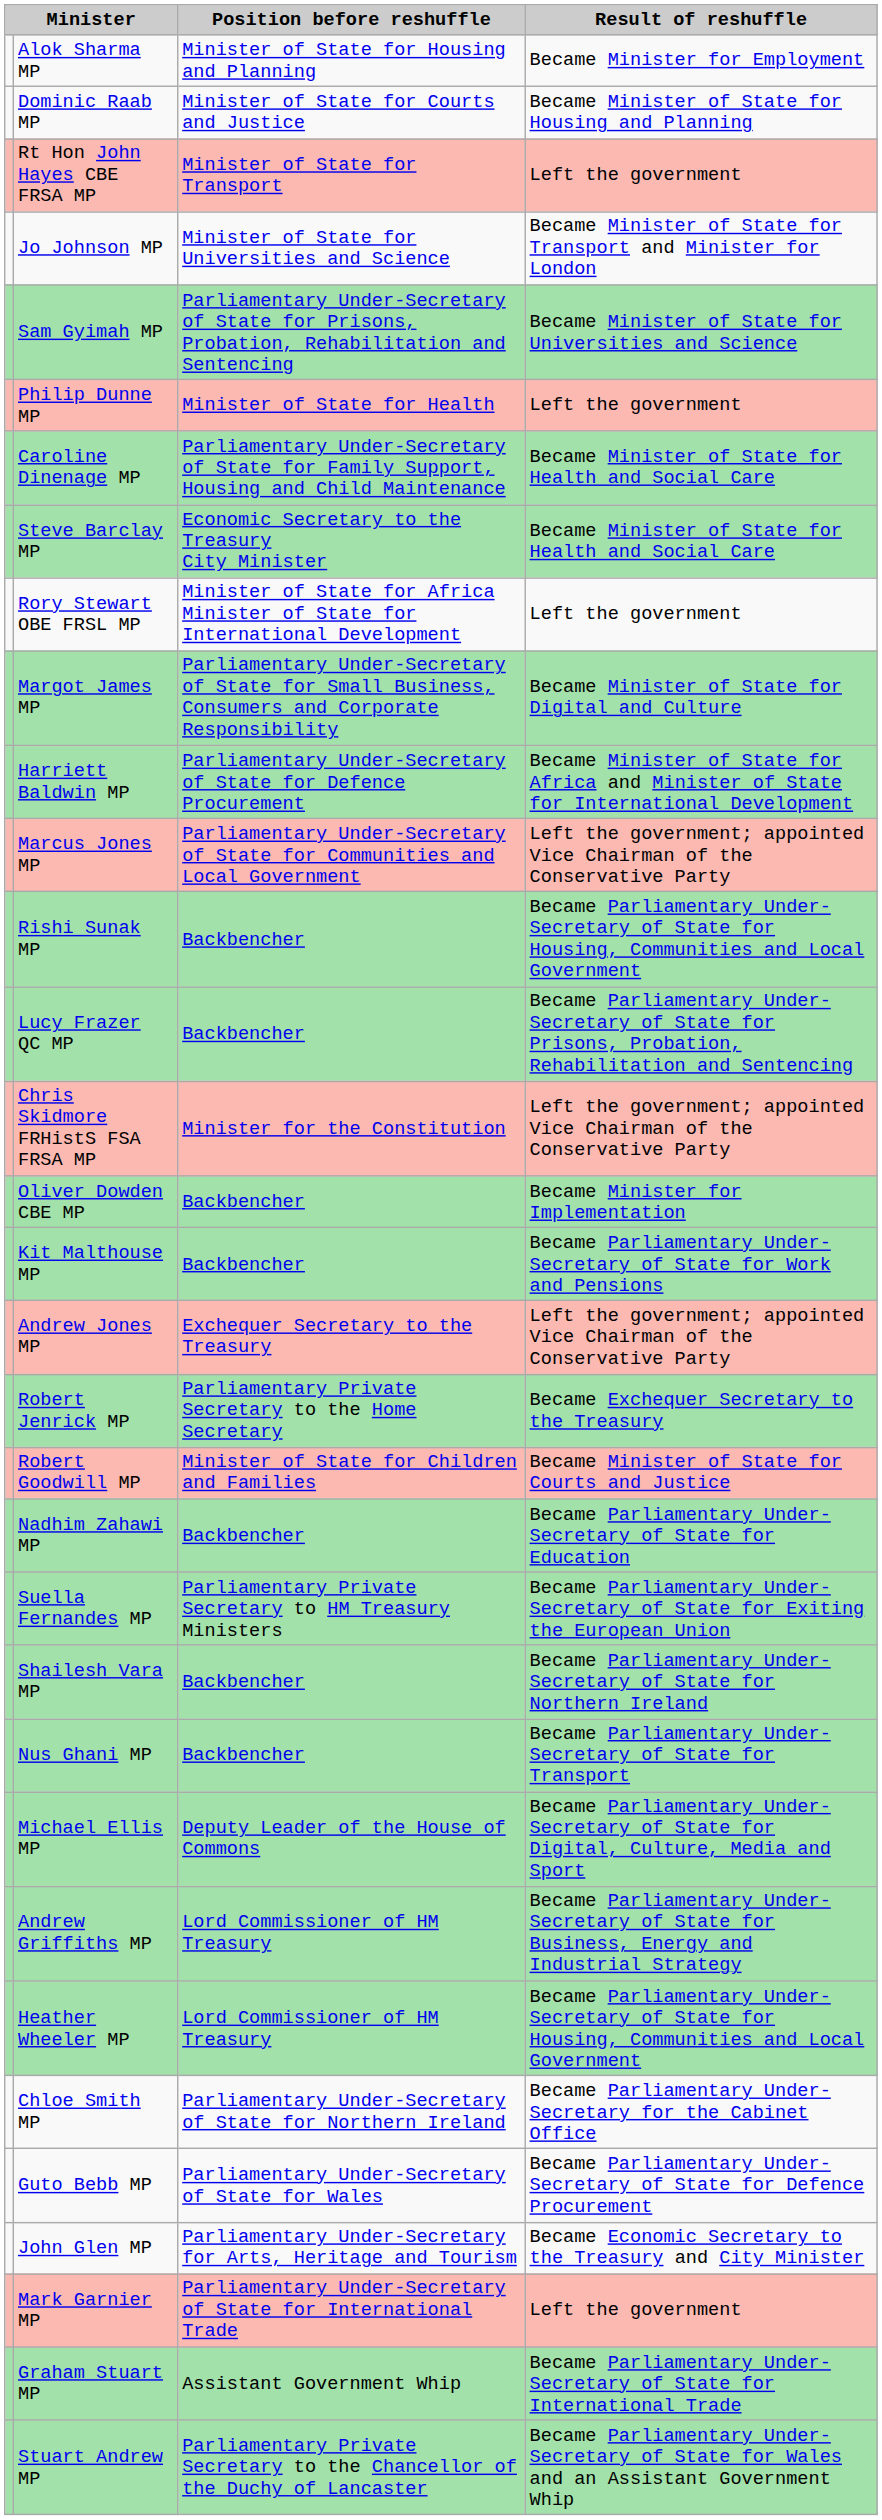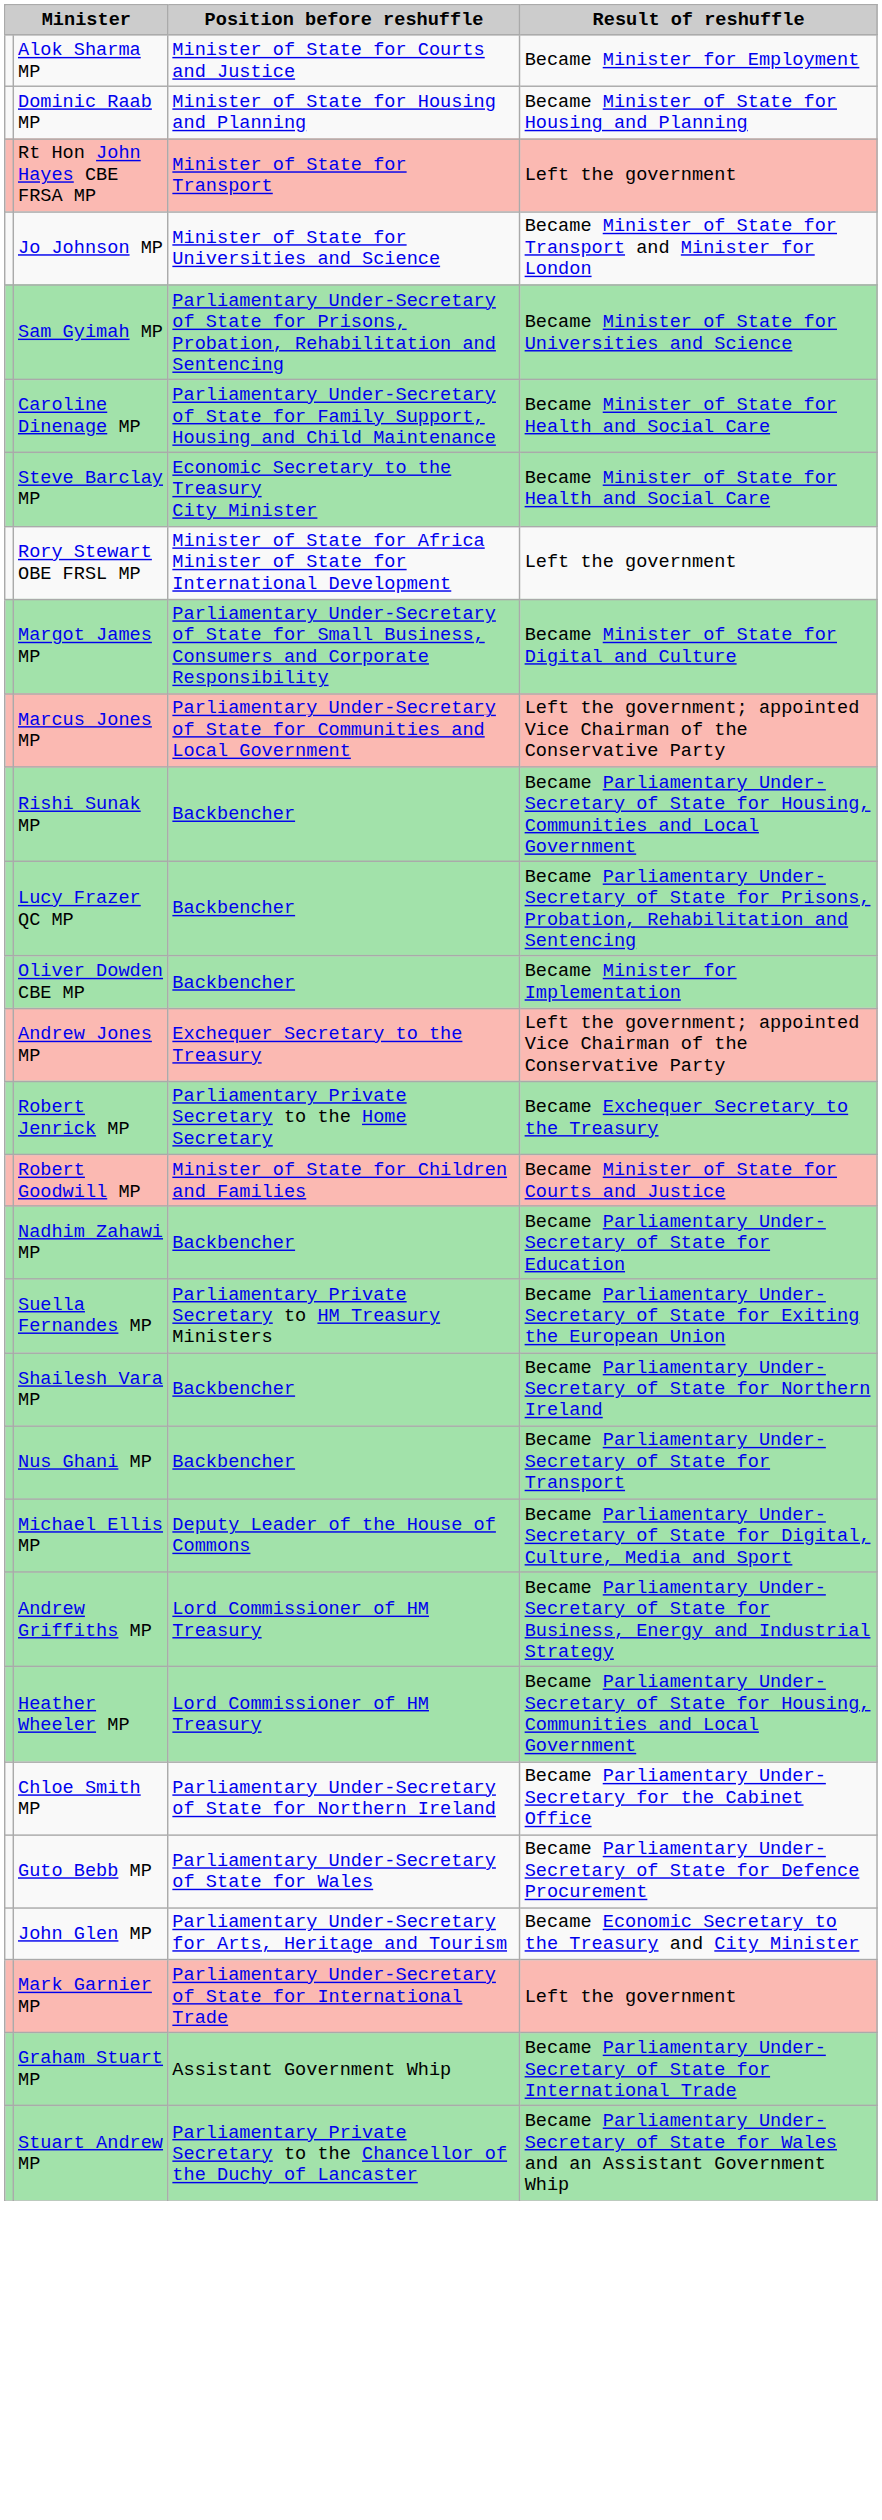(344, 61) Minister of State for Housing and Planning -> (329, 61) Minister of State for Courts and Justice
(338, 113) Minister of State for Courts and Justice -> (334, 113) Minister of State for Housing and Planning
- row: (85, 405)
- row: (74, 782)
- row: (79, 1129)
- row: (91, 1264)
